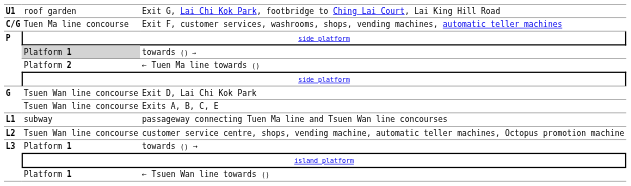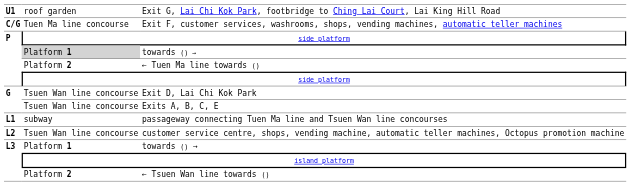(48, 174) Platform 1 -> (48, 174) Platform 2
